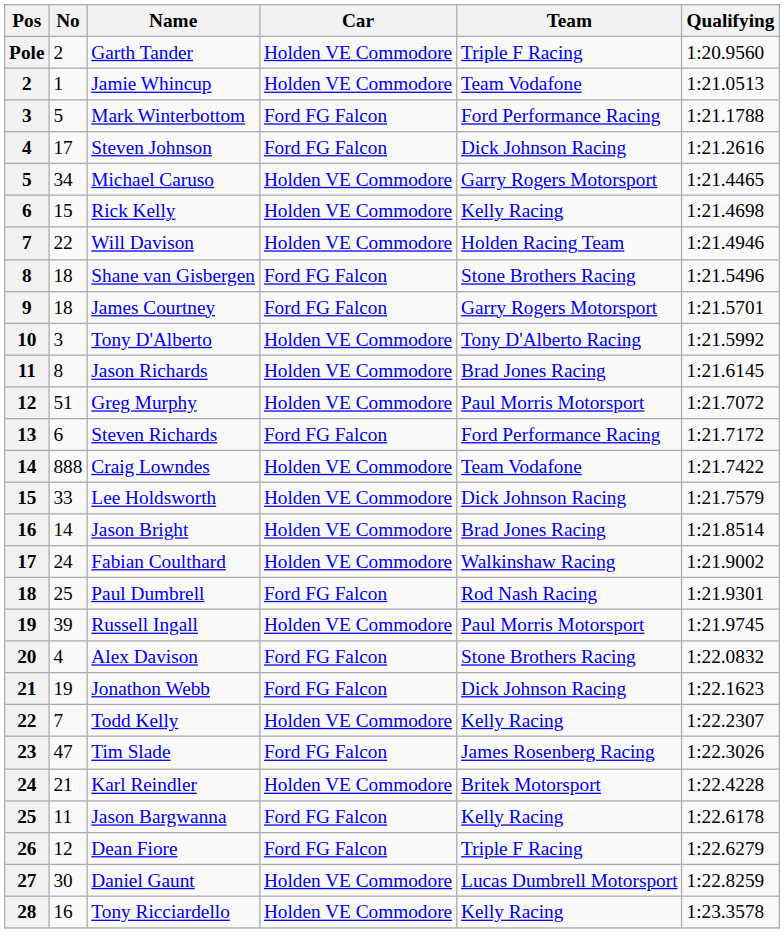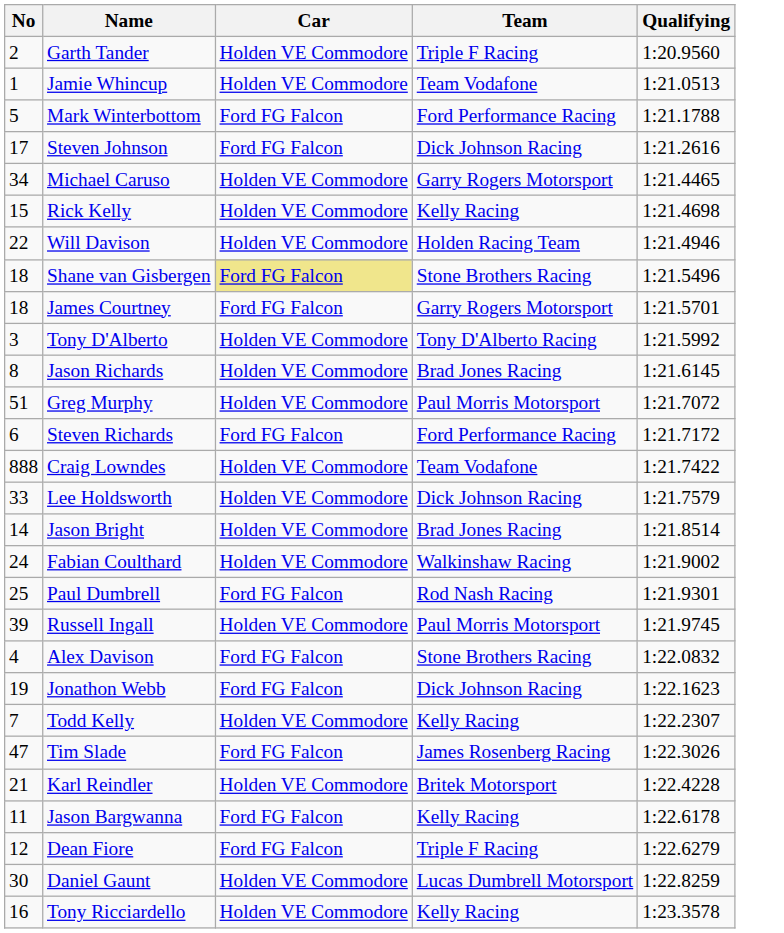- column: (27, 20)
(326, 275) no background -> (281, 275) khaki background
